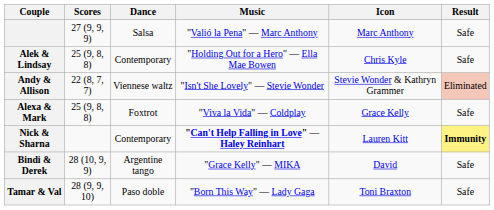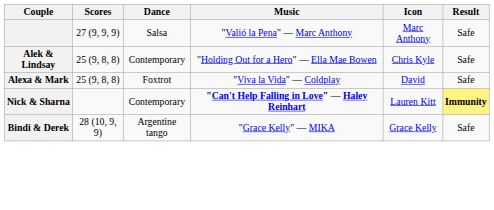- row: (34, 86)
(385, 112) Grace Kelly -> (413, 80) David
(385, 165) David -> (413, 128) Grace Kelly
- row: (34, 191)
